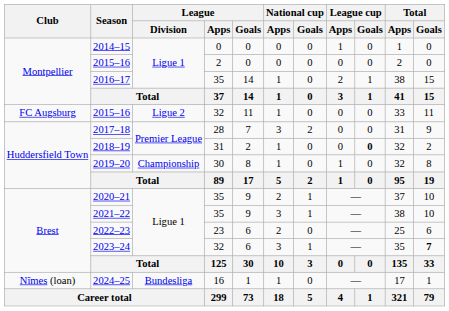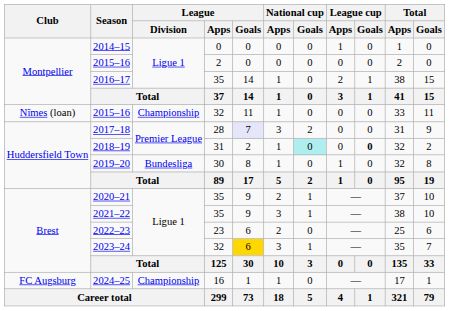(48, 113) FC Augsburg -> (48, 113) Nîmes (loan)
(169, 113) Ligue 2 -> (169, 113) Championship
(248, 130) no background -> (248, 130) lavender background
(310, 146) no background -> (310, 146) paleturquoise background
(169, 163) Championship -> (169, 163) Bundesliga
(248, 247) no background -> (248, 247) gold background
(429, 247) bold -> (429, 247) normal
(48, 280) Nîmes (loan) -> (48, 280) FC Augsburg
(169, 280) Bundesliga -> (169, 280) Championship
